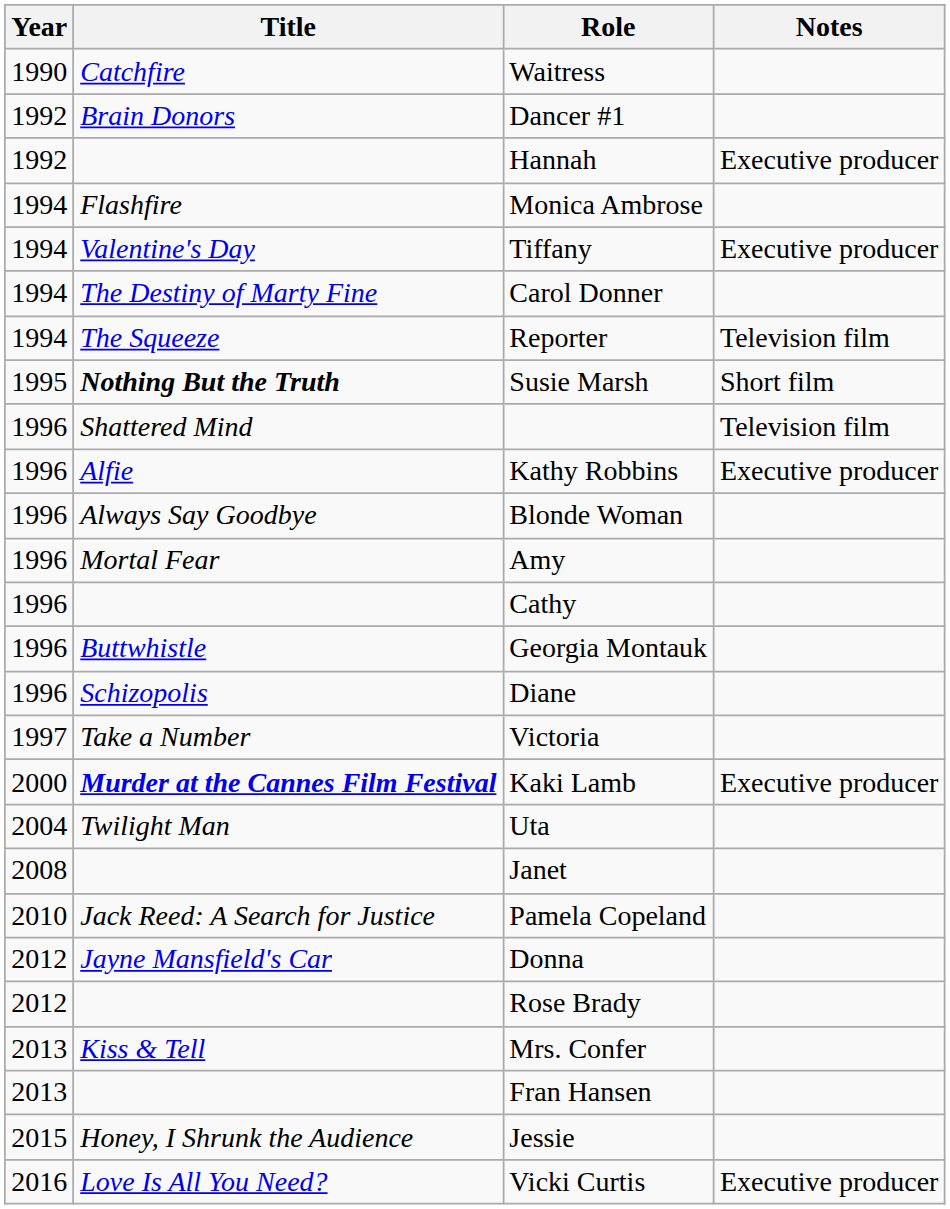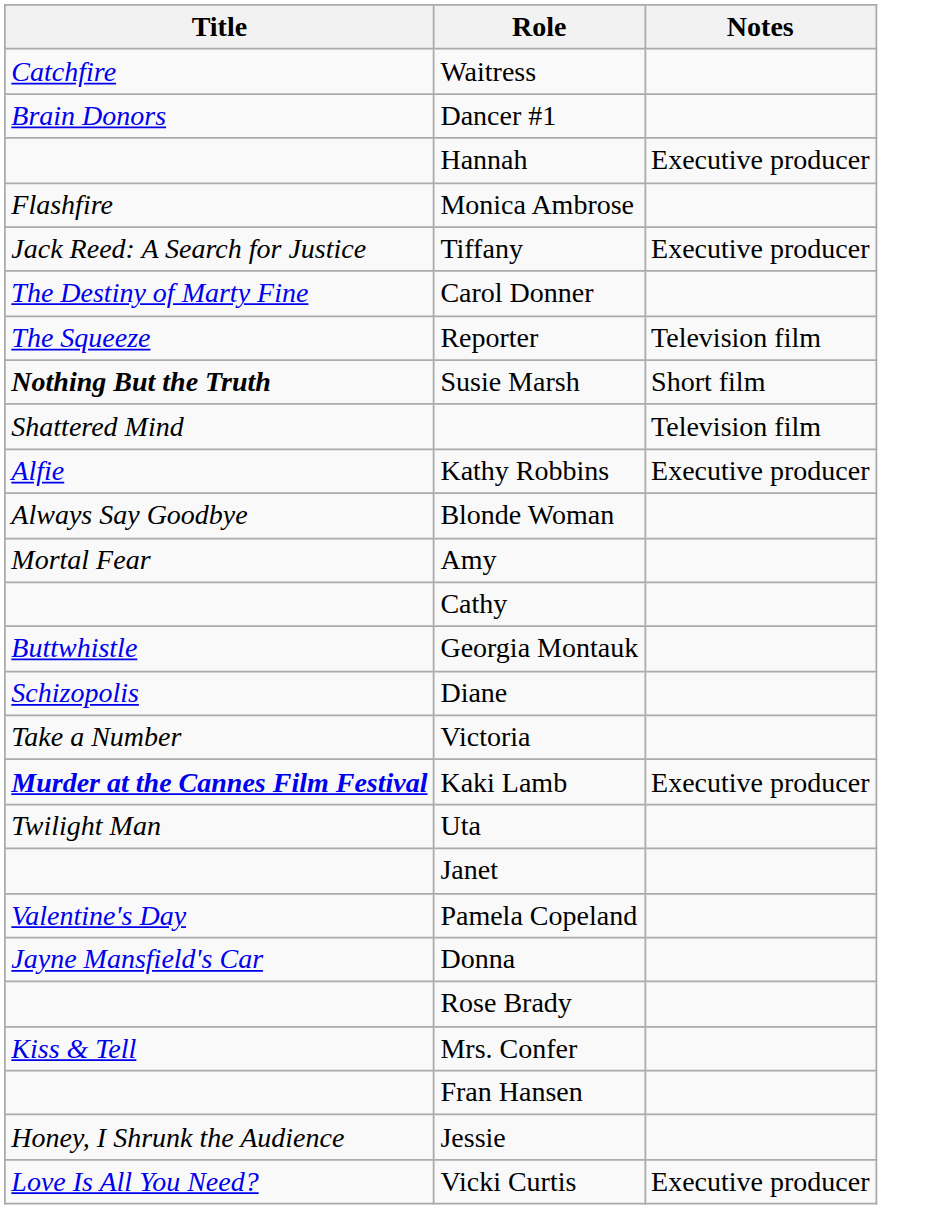- column: (39, 26)
(168, 248) Valentine's Day -> (189, 248) Jack Reed: A Search for Justice
(258, 914) Jack Reed: A Search for Justice -> (99, 914) Valentine's Day
